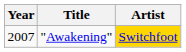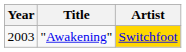(21, 36) 2007 -> (21, 36) 2003
